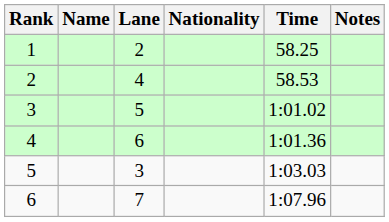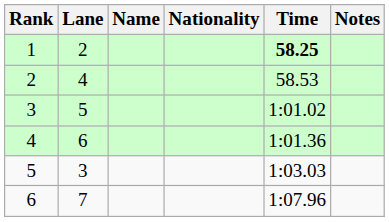columns swapped: (139, 19) <-> (86, 19)
(297, 49) normal -> (297, 49) bold
